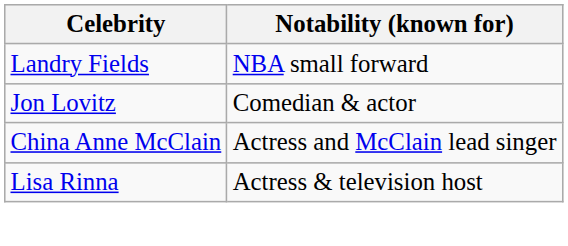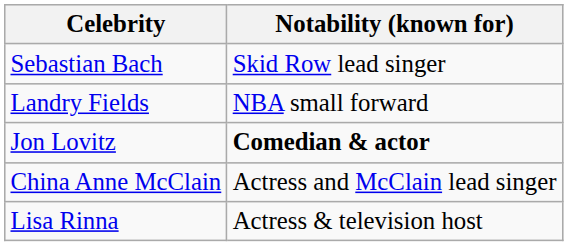+ row: (87, 63)
(324, 102) normal -> (331, 142) bold
